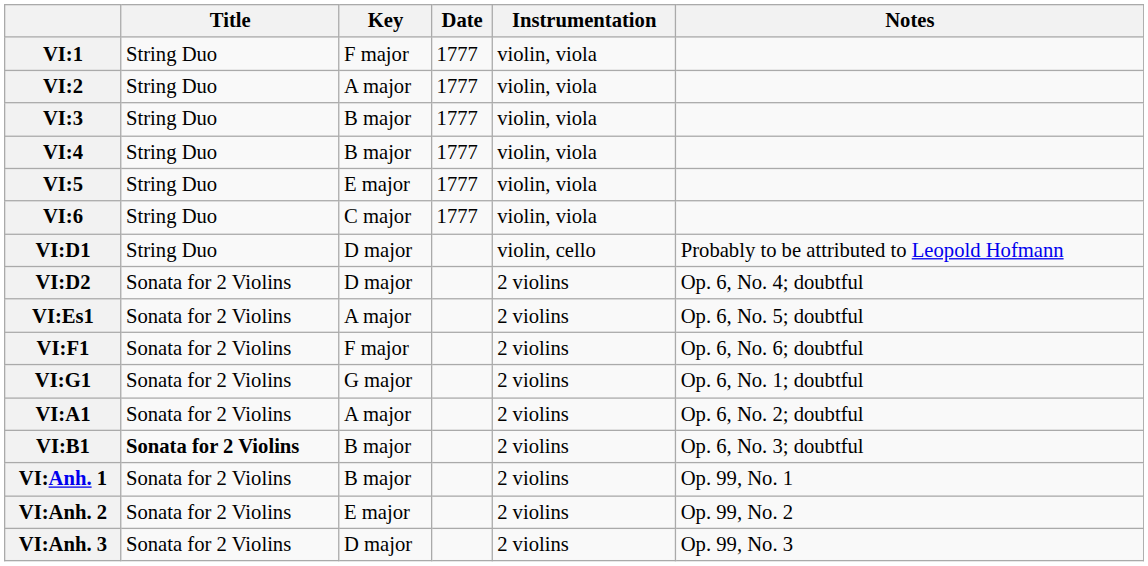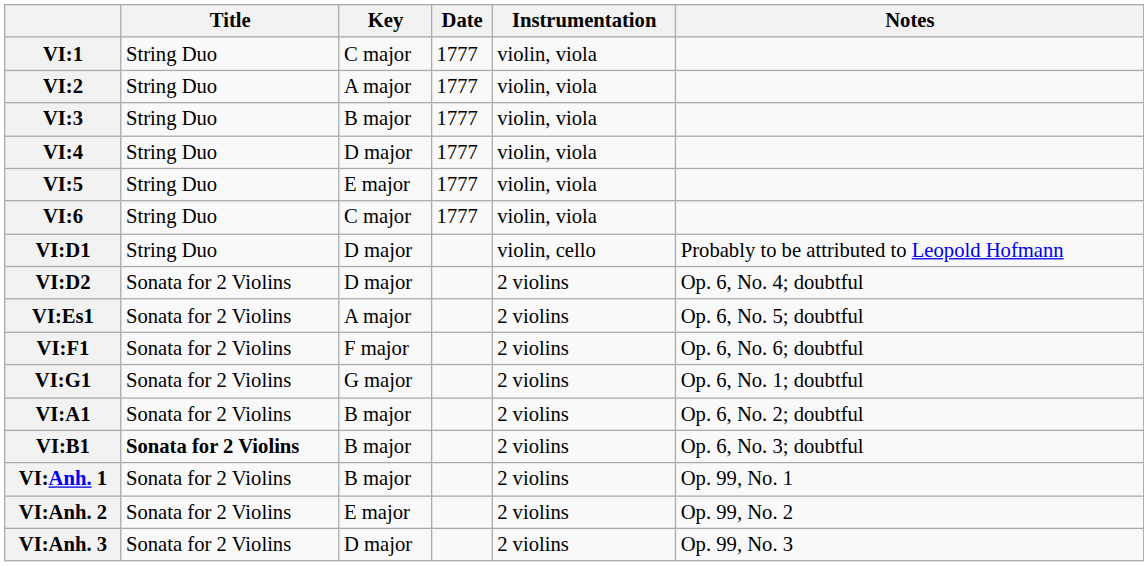(376, 53) F major -> (378, 53) C major
(378, 151) B major -> (378, 151) D major
(378, 413) A major -> (378, 413) B major
